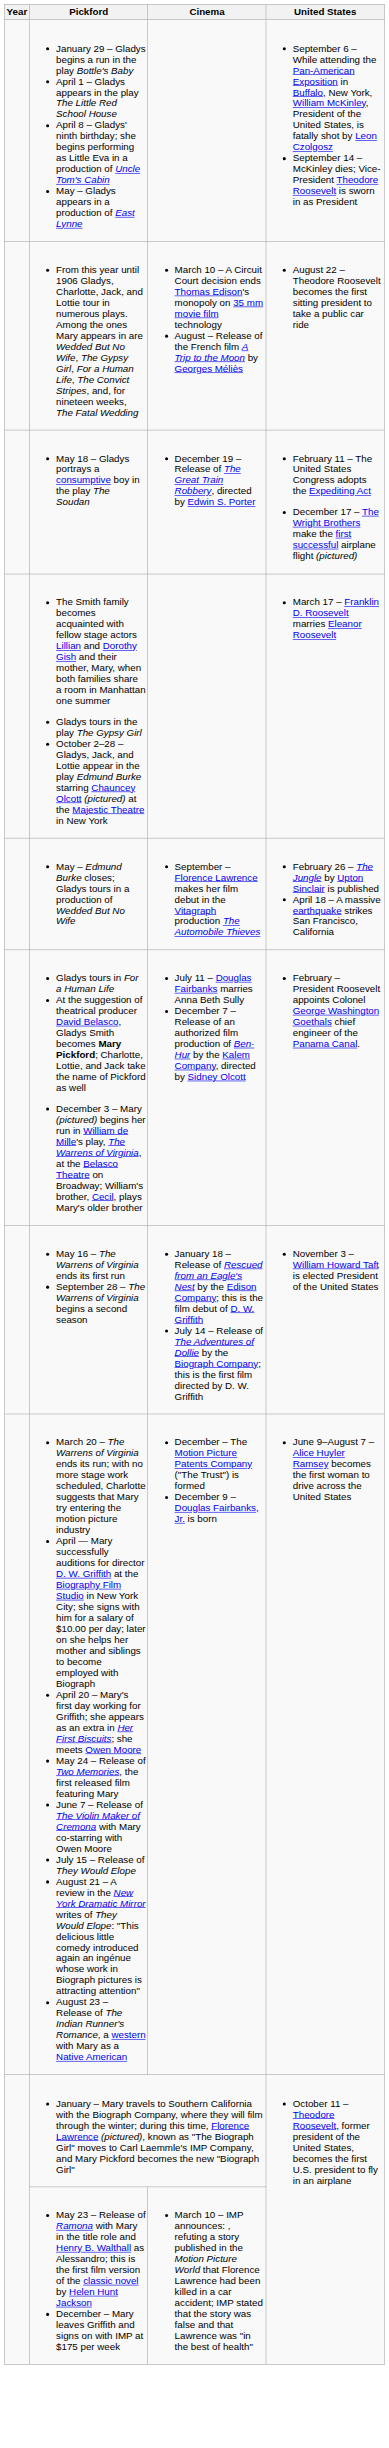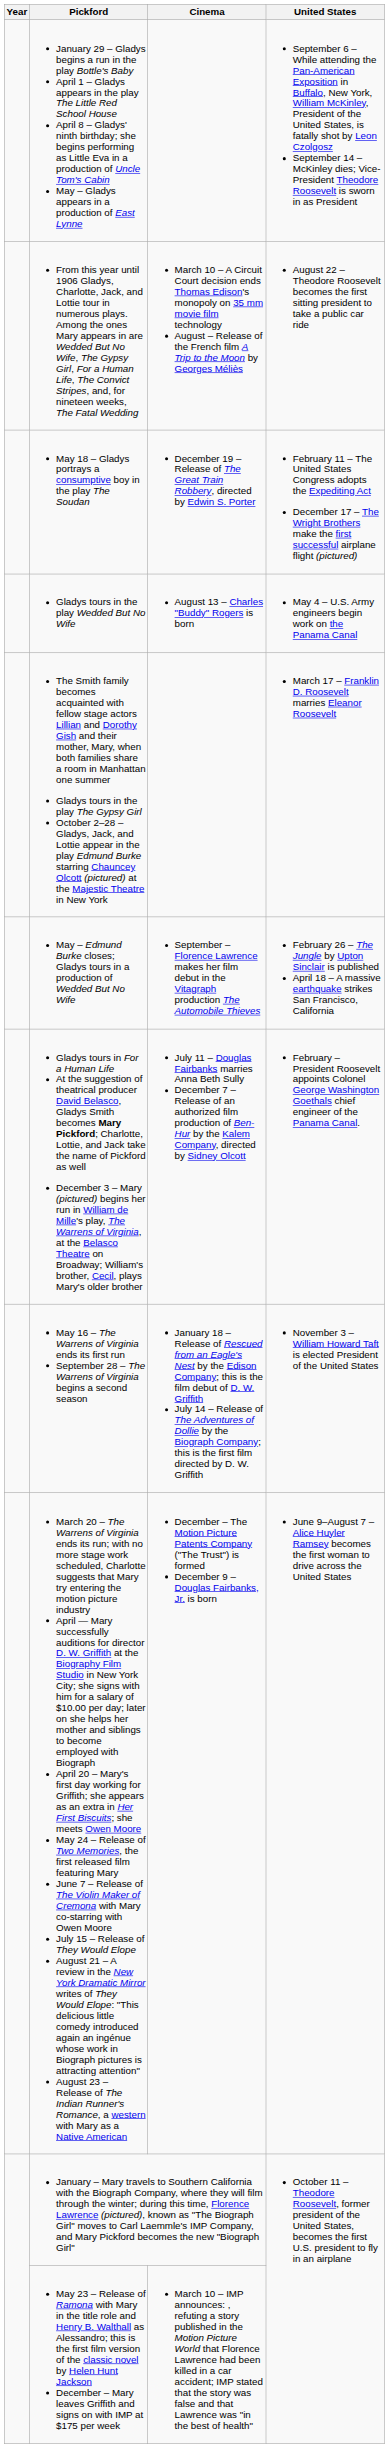+ row: (89, 613)
